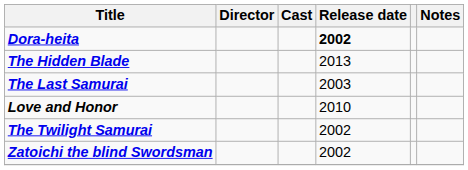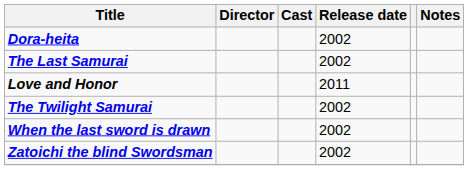(335, 38) bold -> (335, 38) normal
- row: (69, 61)
(335, 84) 2003 -> (335, 61) 2002
(335, 107) 2010 -> (334, 84) 2011
+ row: (109, 130)
